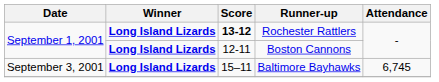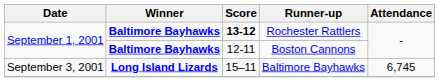(162, 31) Long Island Lizards -> (164, 31) Baltimore Bayhawks
(162, 49) Long Island Lizards -> (164, 49) Baltimore Bayhawks
